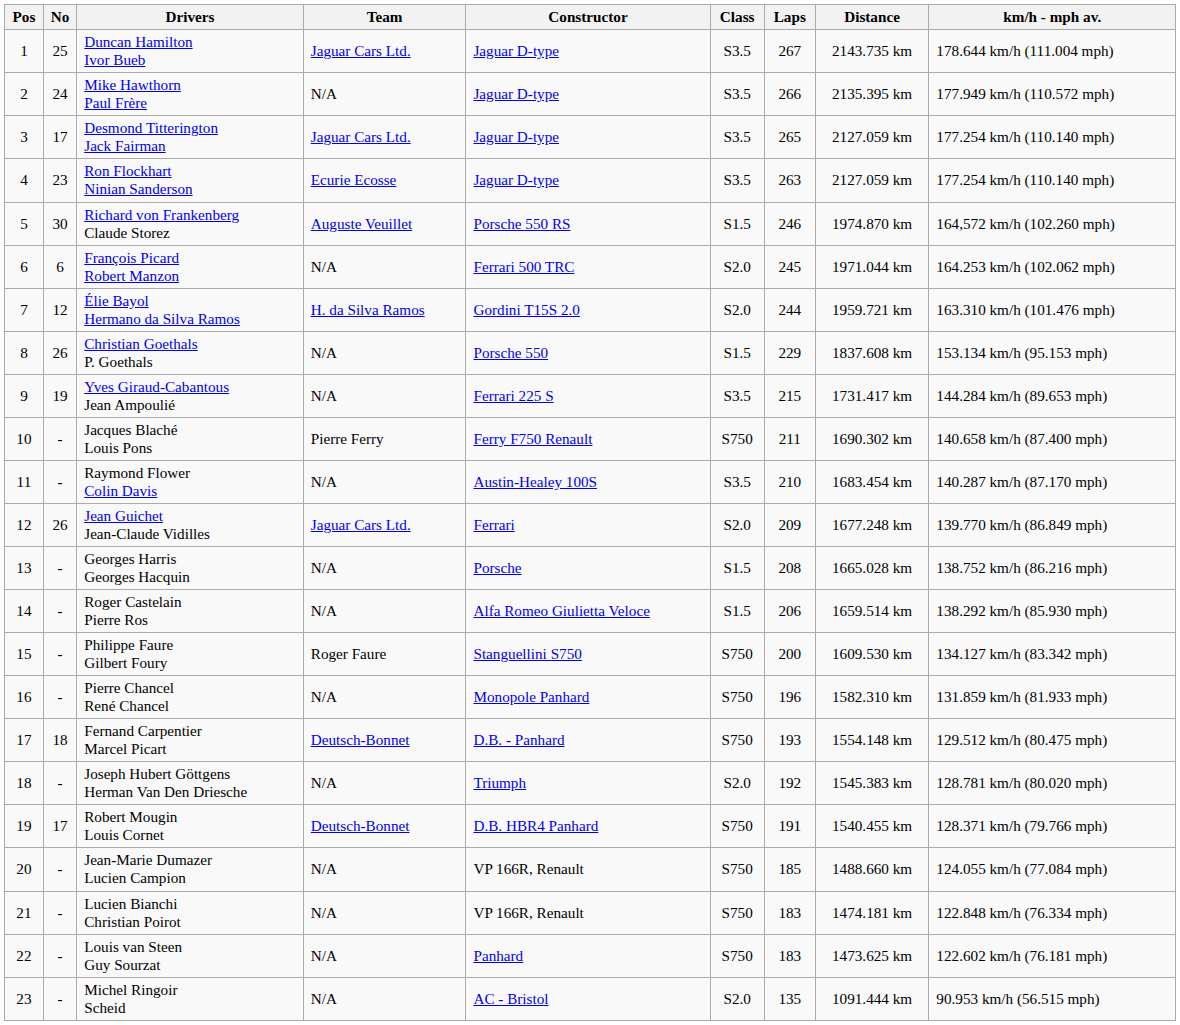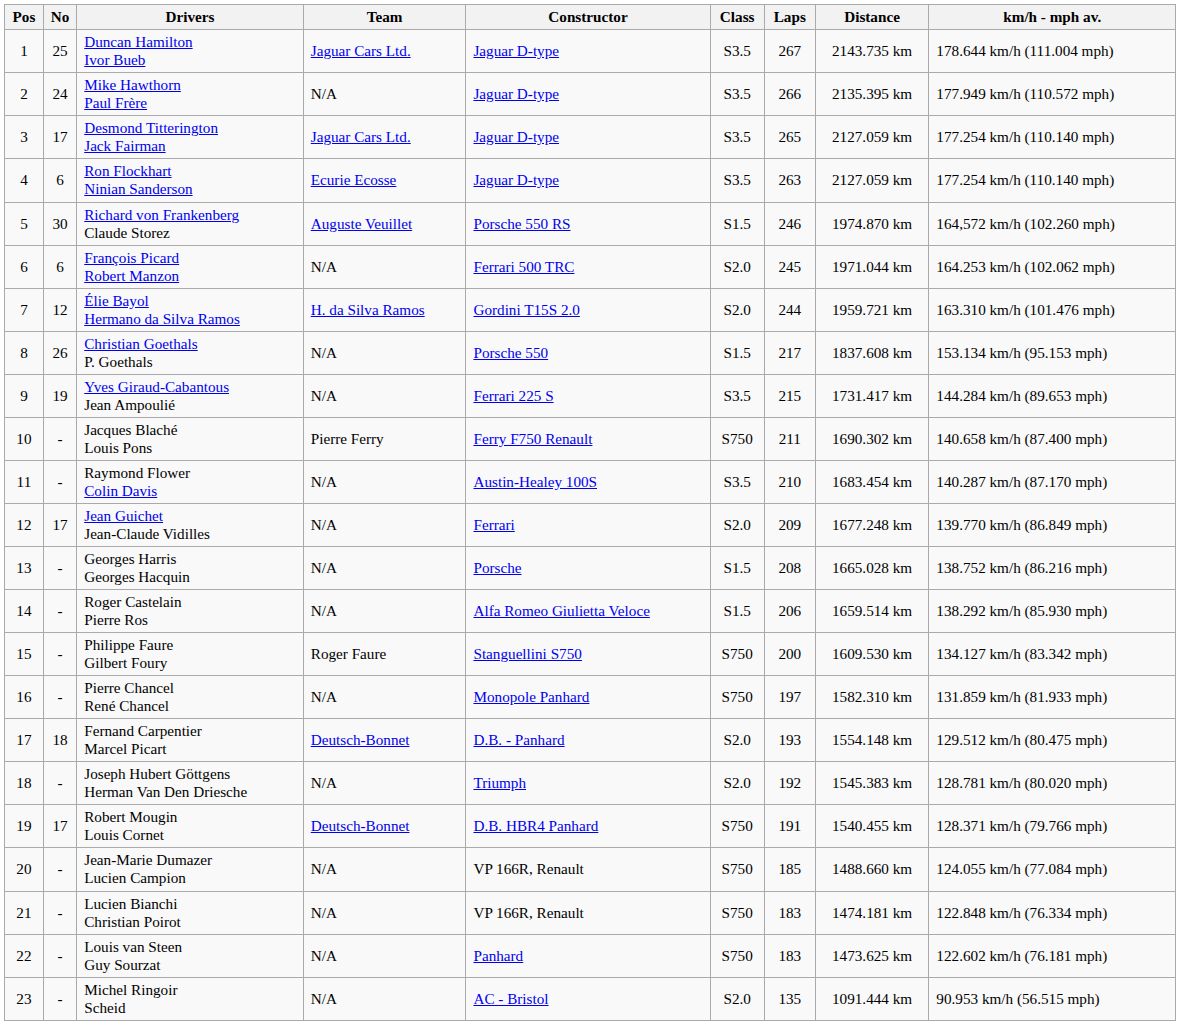(60, 180) 23 -> (60, 180) 6
(790, 352) 229 -> (790, 352) 217
(60, 524) 26 -> (60, 524) 17
(361, 524) Jaguar Cars Ltd. -> (324, 524) N/A
(790, 697) 196 -> (790, 697) 197
(737, 740) S750 -> (737, 740) S2.0
